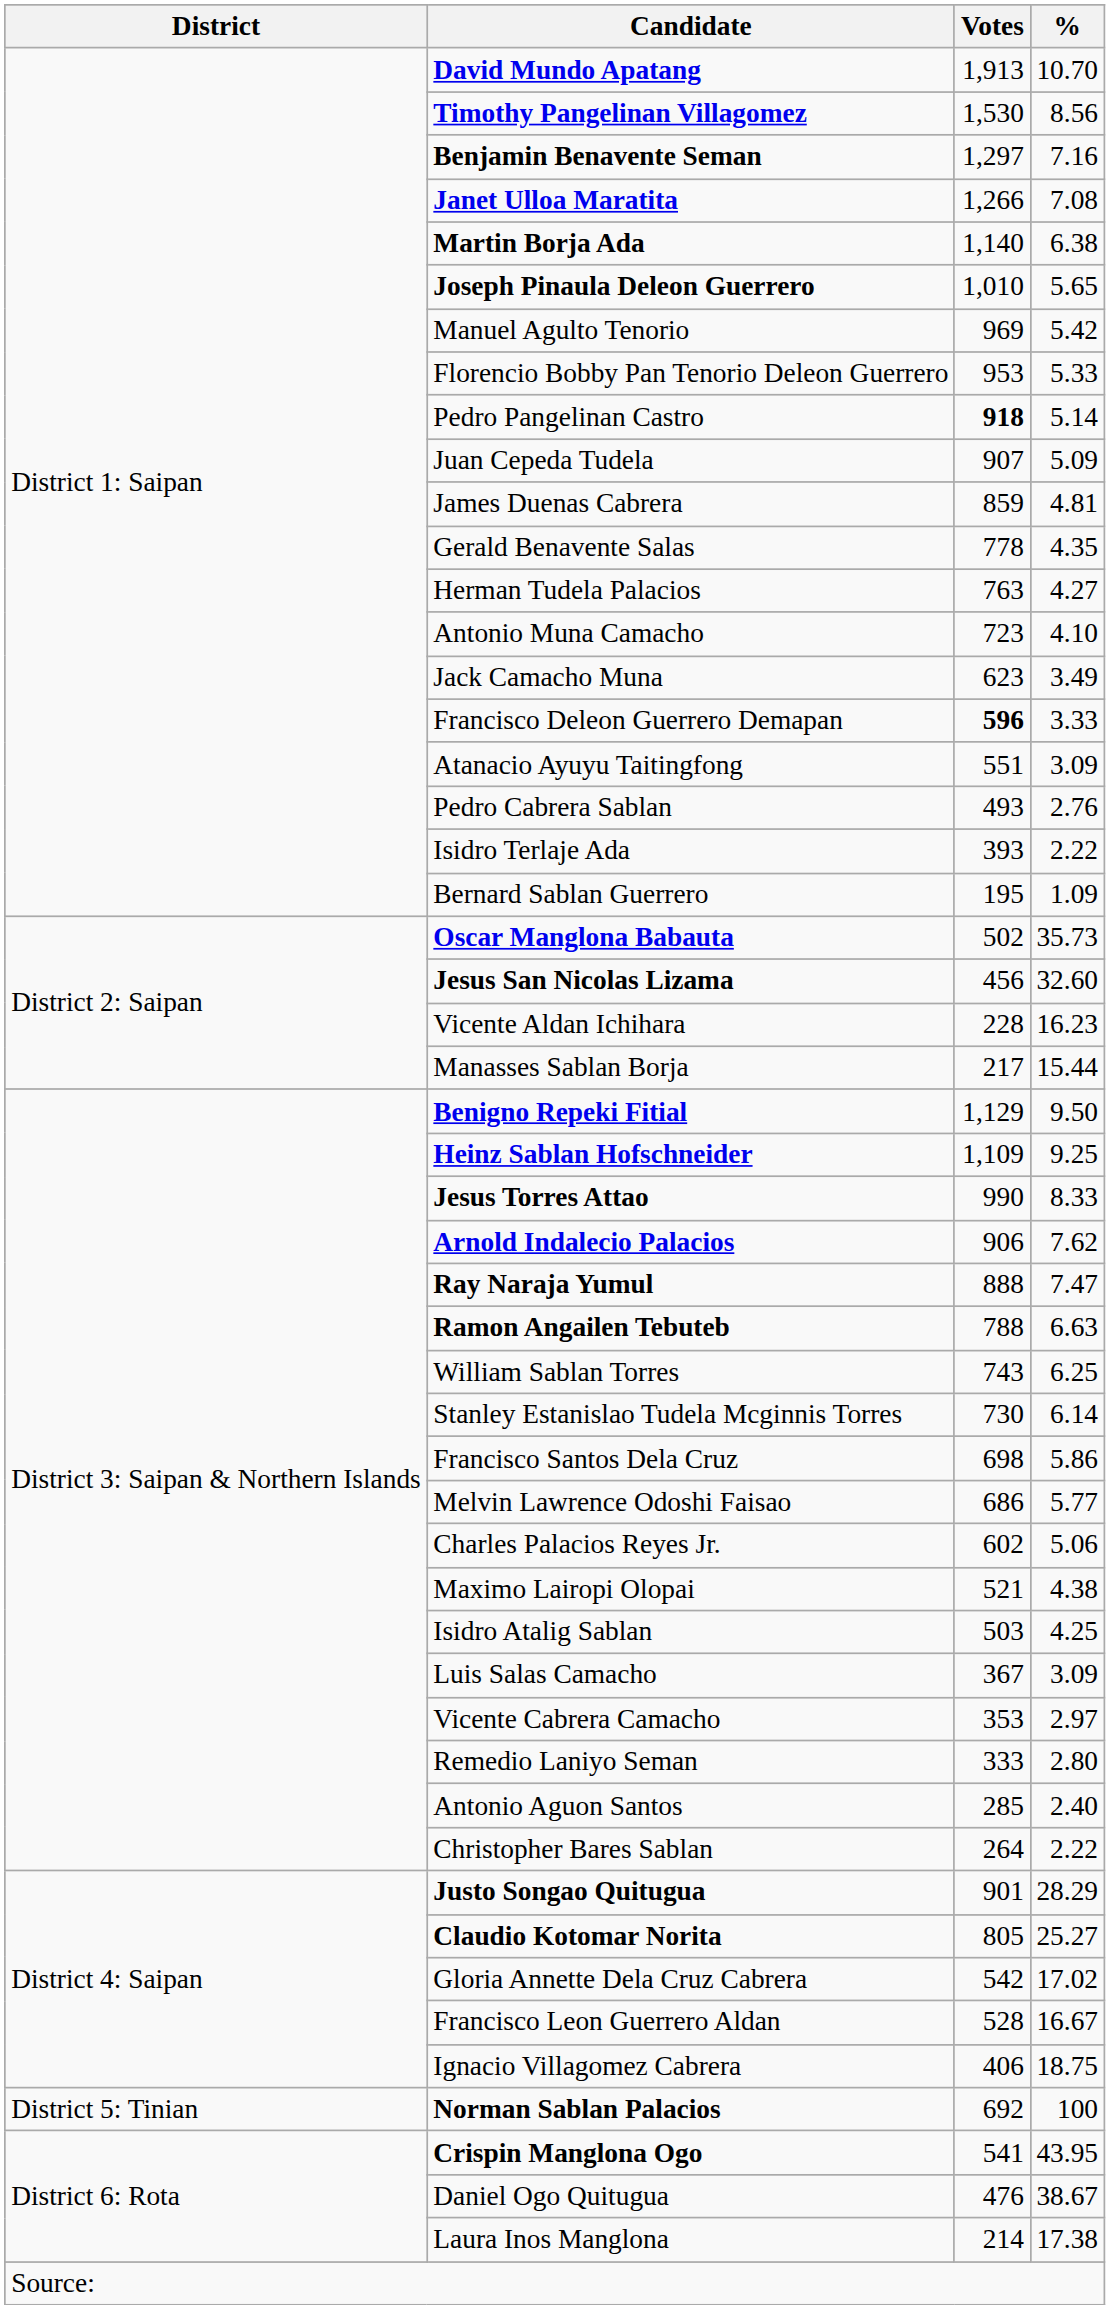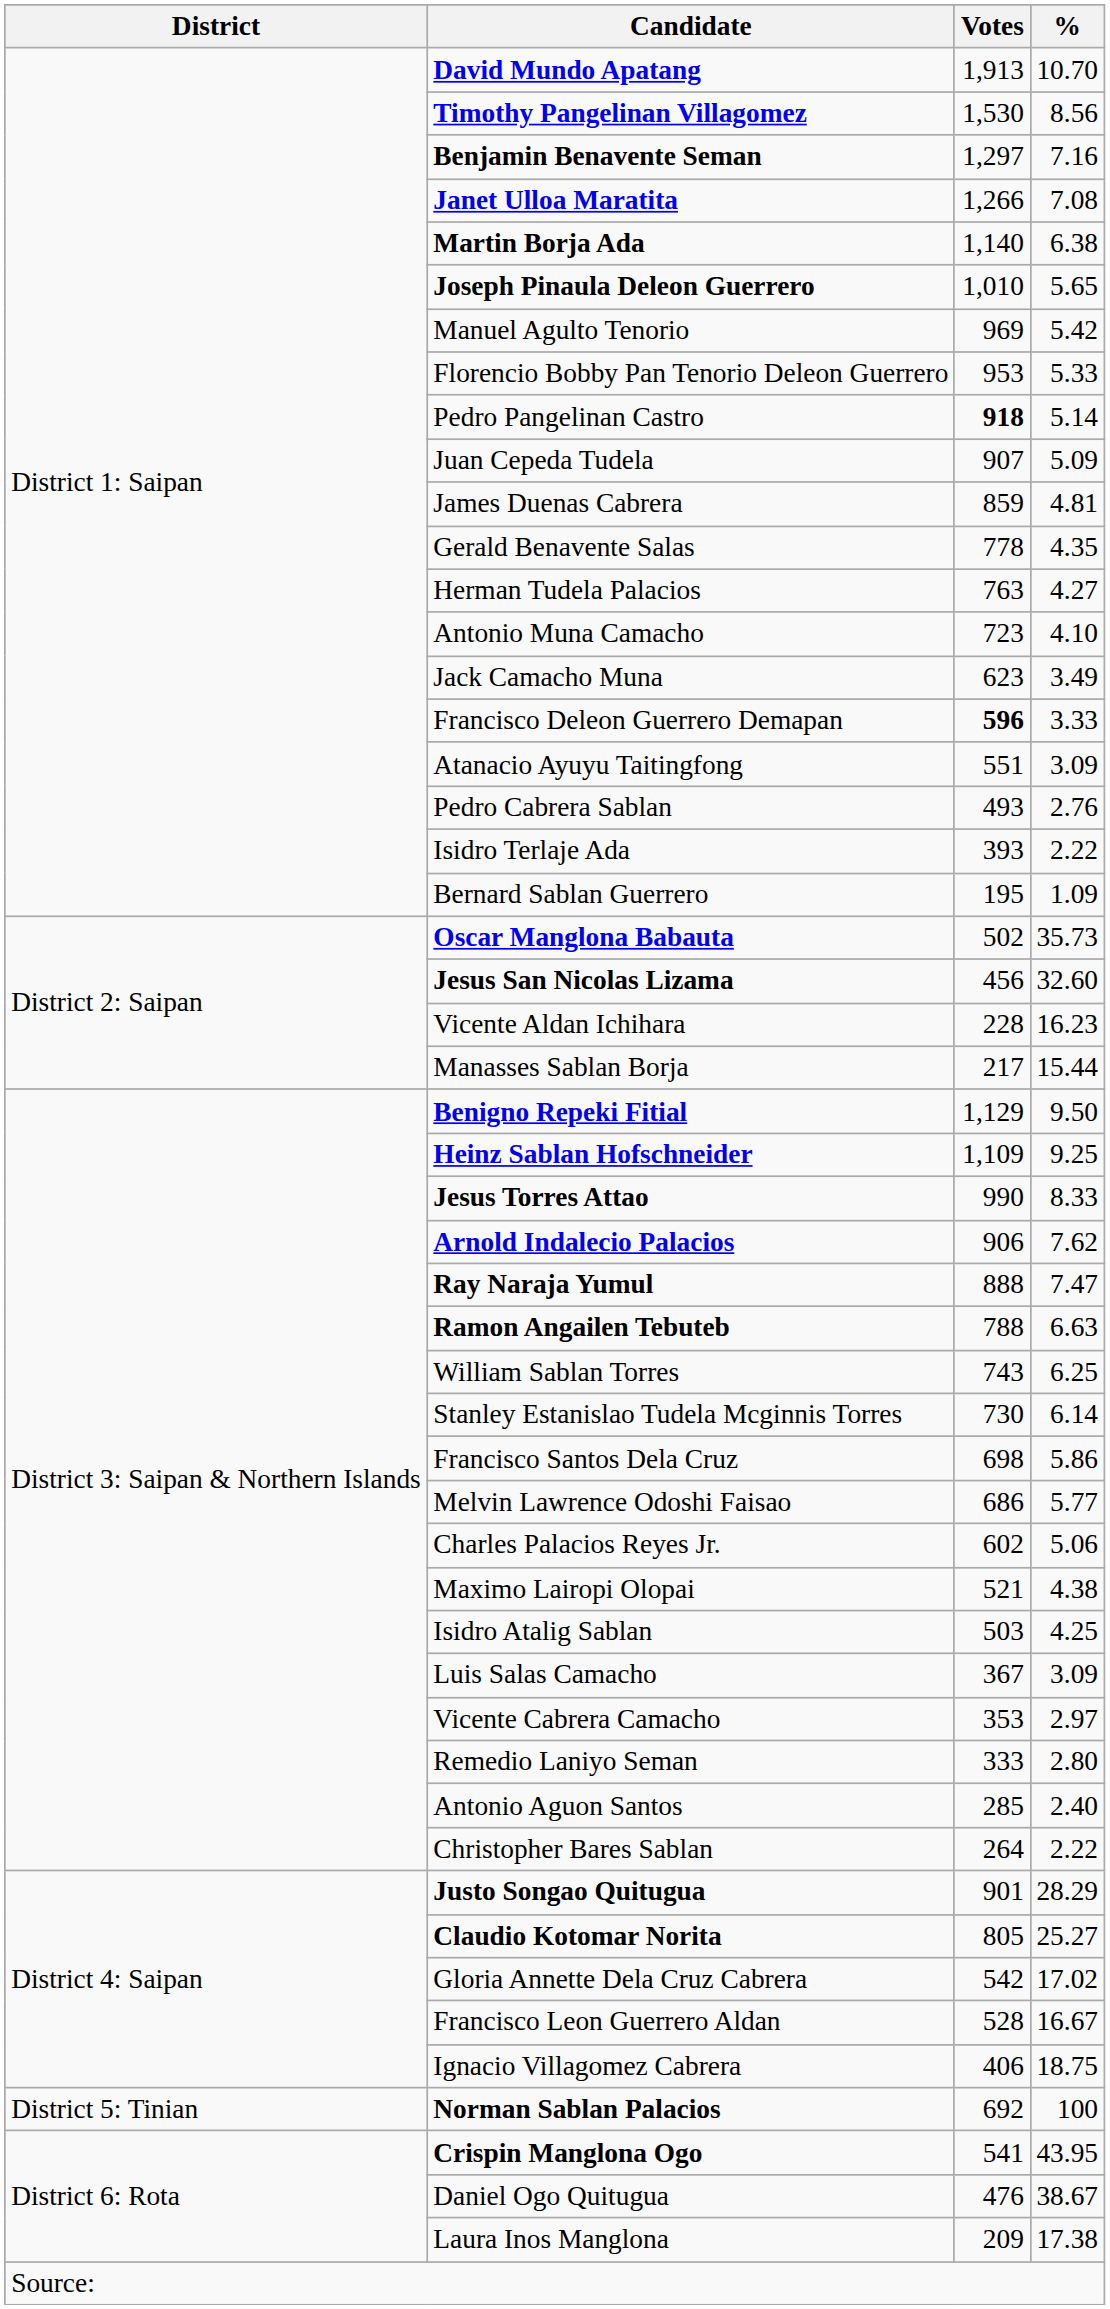(1003, 2239) 214 -> (1003, 2239) 209
